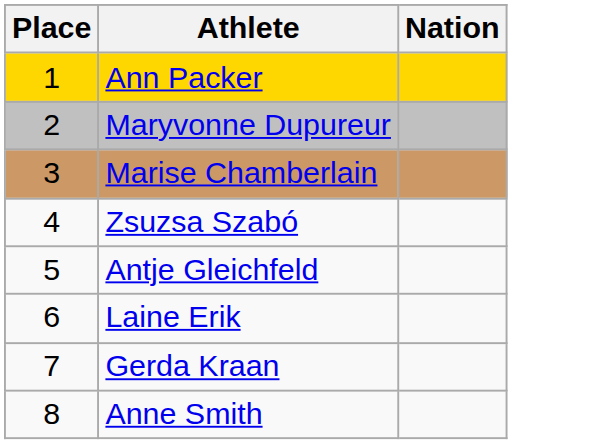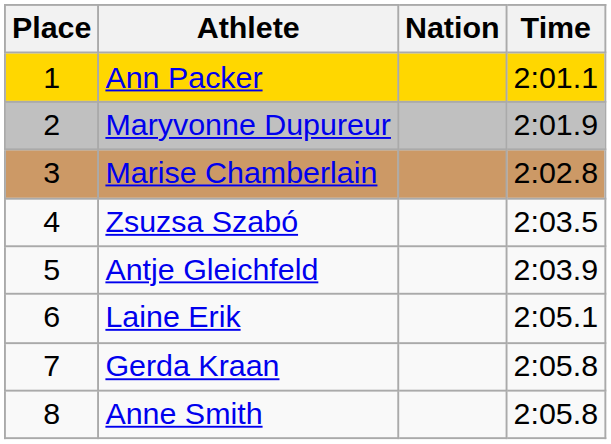+ column: (556, 28)
